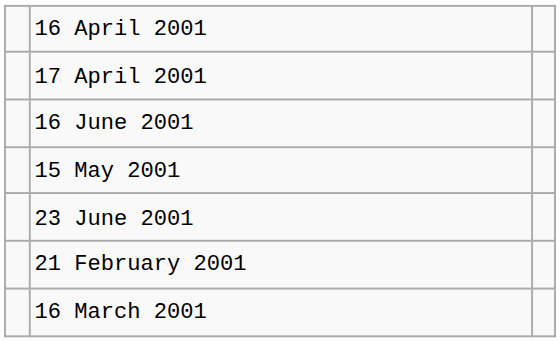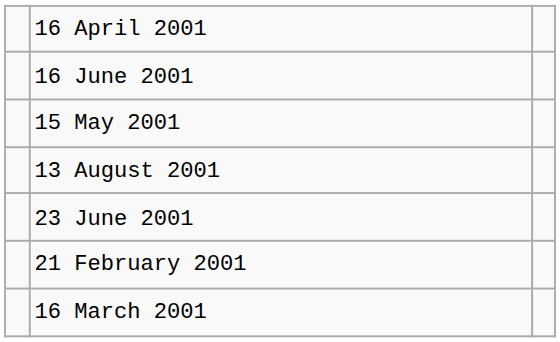- row: (121, 76)
+ row: (127, 170)
